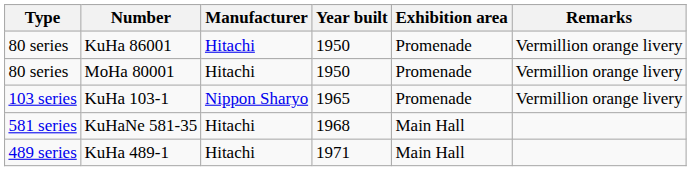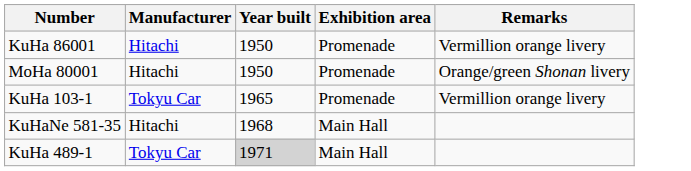- column: (43, 17)
(599, 71) Vermillion orange livery -> (534, 71) Orange/green Shonan livery
(257, 98) Nippon Sharyo -> (165, 98) Tokyu Car
(230, 152) Hitachi -> (165, 152) Tokyu Car
(333, 152) no background -> (256, 152) lightgrey background
